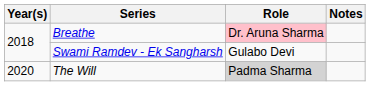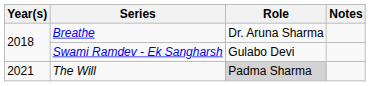(276, 33) pink background -> (276, 33) no background
(20, 71) 2020 -> (20, 71) 2021
